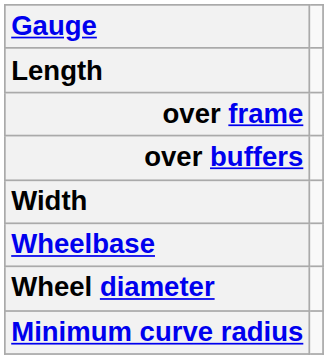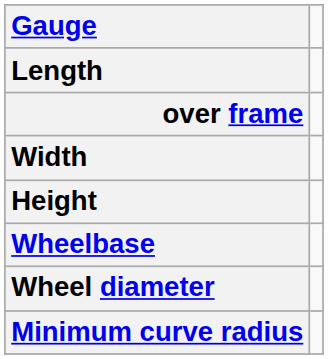- row: (224, 157)
+ row: (54, 200)
